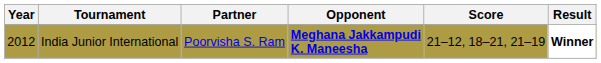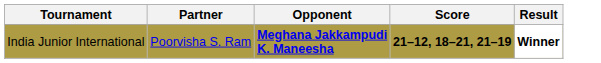- column: (21, 15)
(486, 41) normal -> (452, 41) bold
